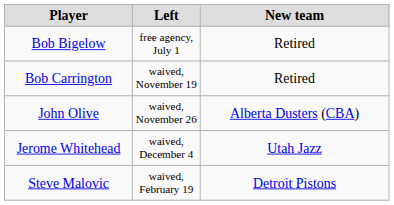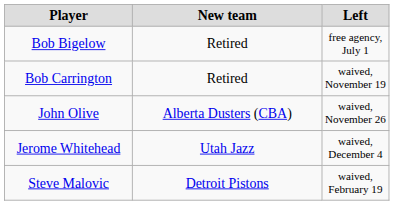columns swapped: (166, 15) <-> (295, 15)
